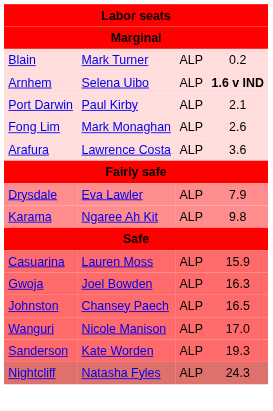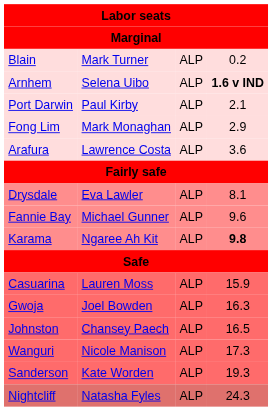(238, 127) 2.6 -> (238, 127) 2.9
(238, 194) 7.9 -> (238, 194) 8.1
+ row: (40, 216)
(238, 216) normal -> (238, 239) bold
(238, 328) 17.0 -> (238, 351) 17.3
